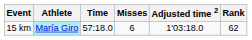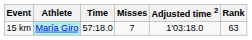(132, 29) 6 -> (132, 29) 7
(233, 29) 62 -> (233, 29) 63
